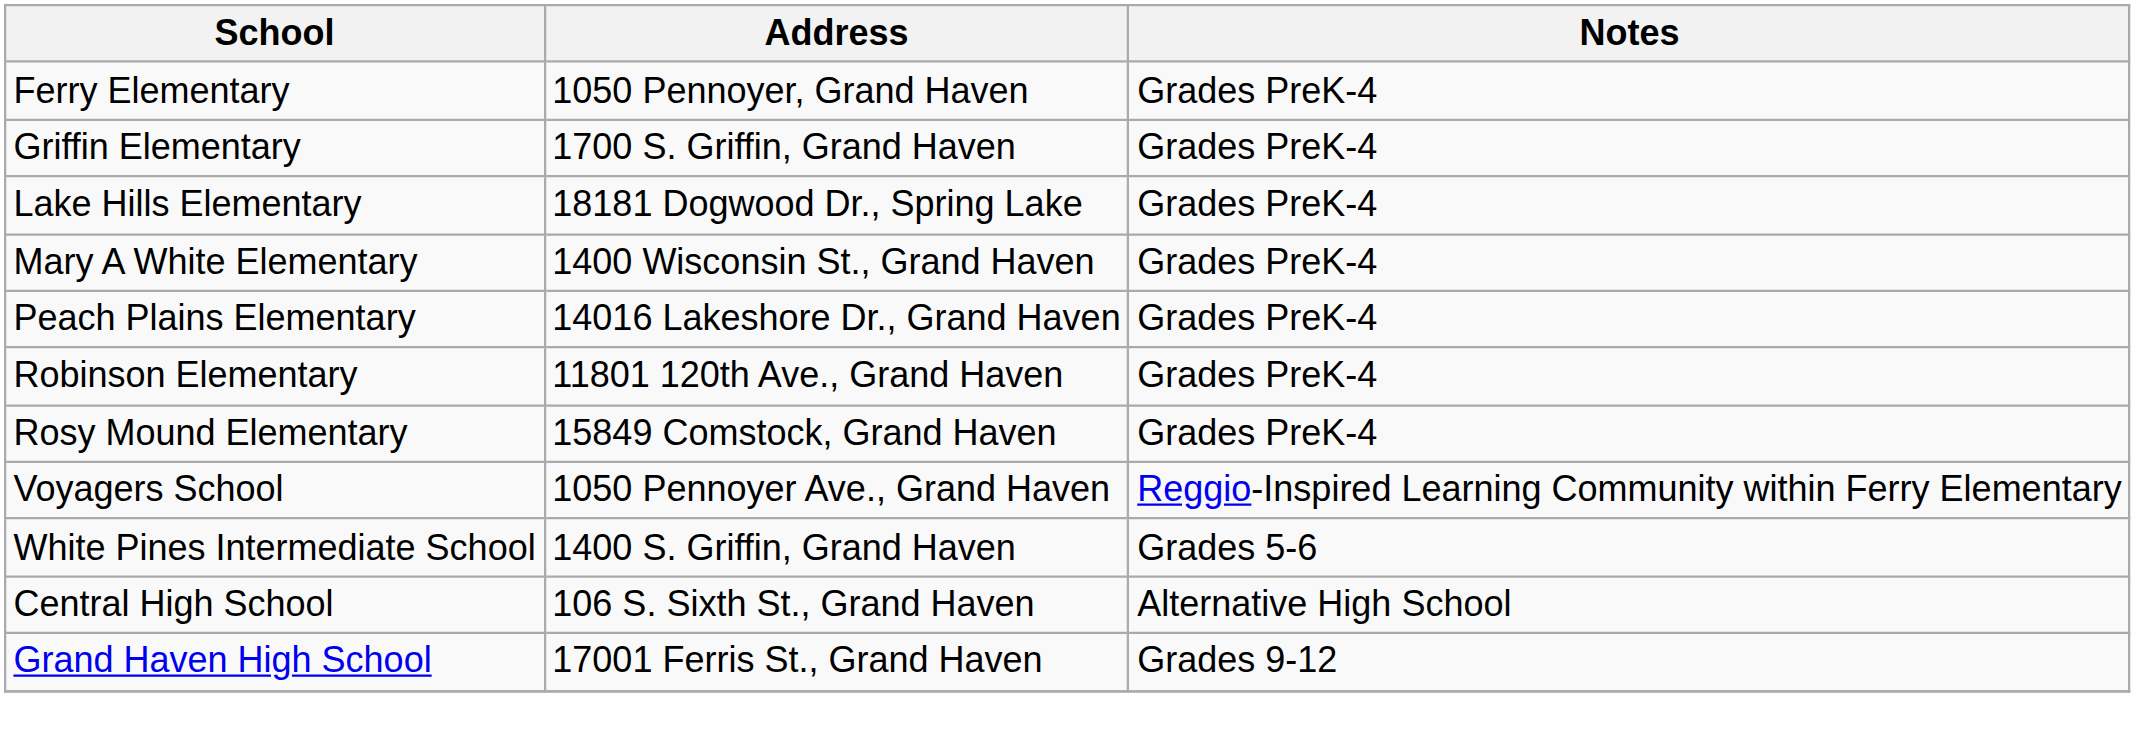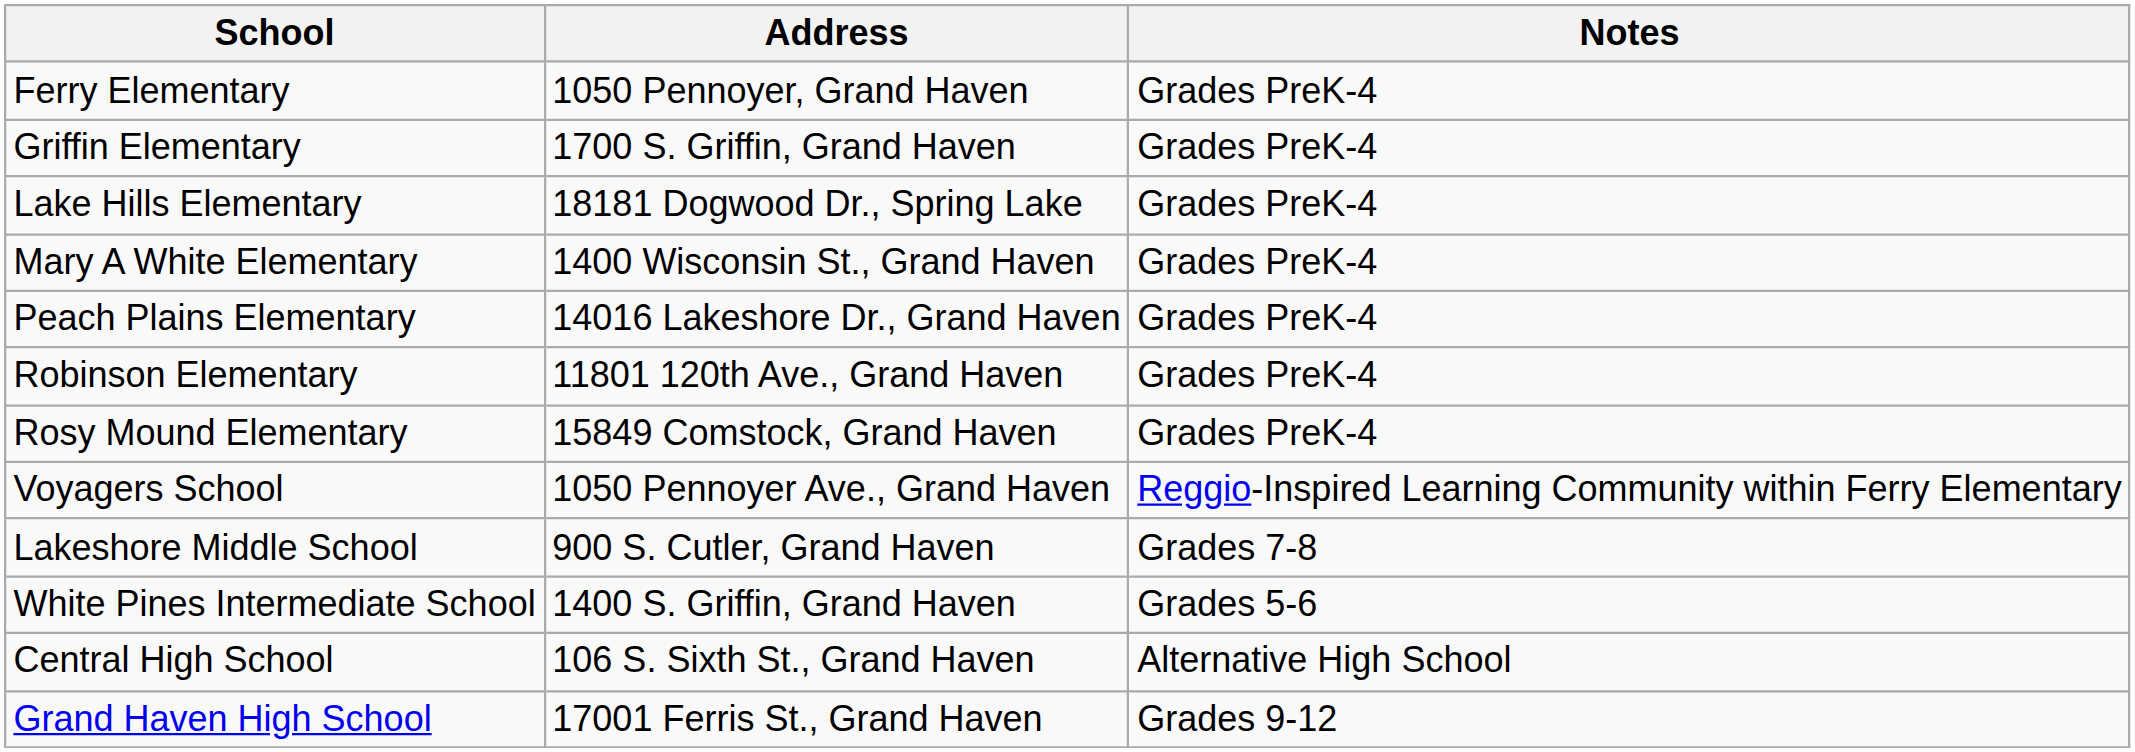+ row: (216, 546)
